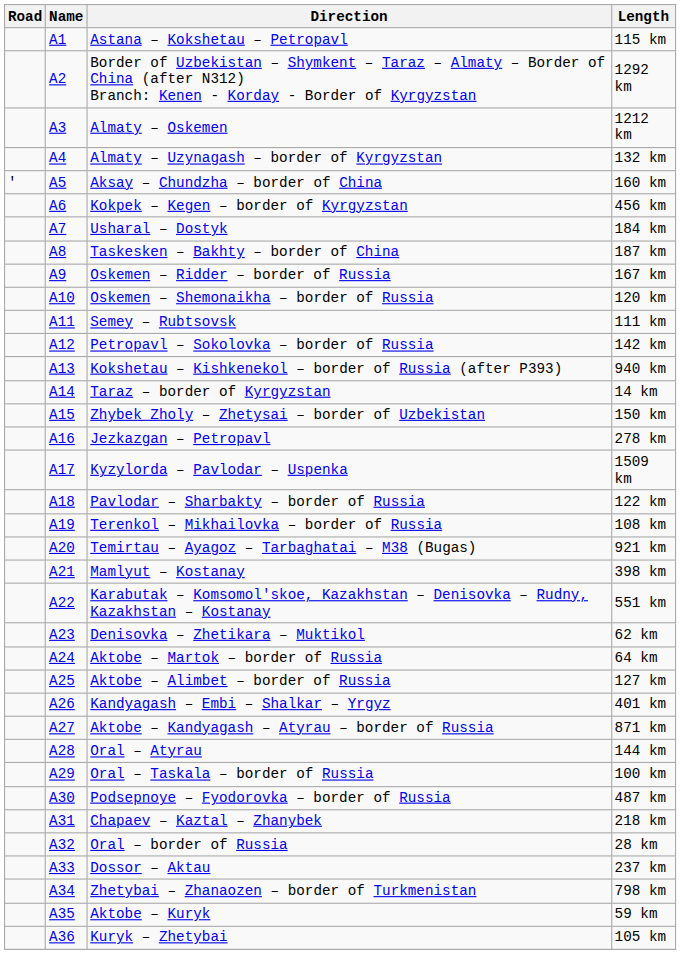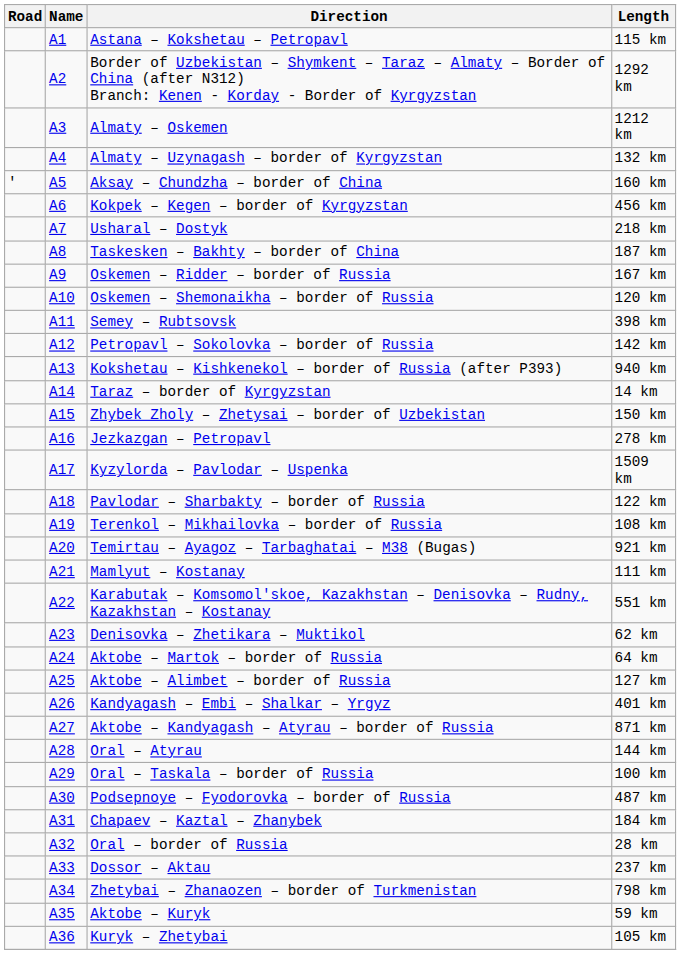(640, 229) 184 km -> (640, 229) 218 km
(640, 322) 111 km -> (640, 322) 398 km
(640, 572) 398 km -> (640, 572) 111 km
(640, 821) 218 km -> (640, 821) 184 km
